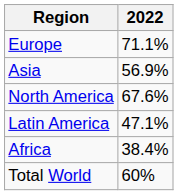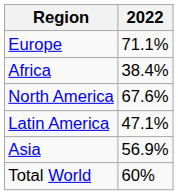rows swapped: (25, 70) <-> (30, 149)
